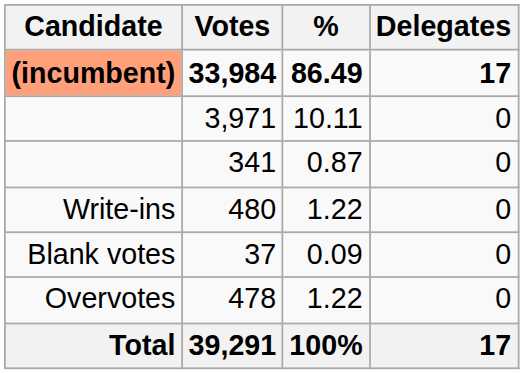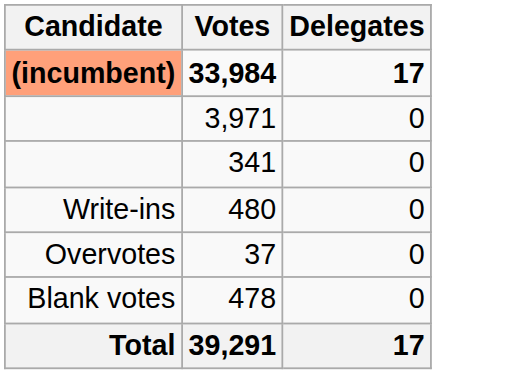- column: (326, 27)
(101, 254) Blank votes -> (110, 254) Overvotes
(110, 299) Overvotes -> (101, 299) Blank votes
